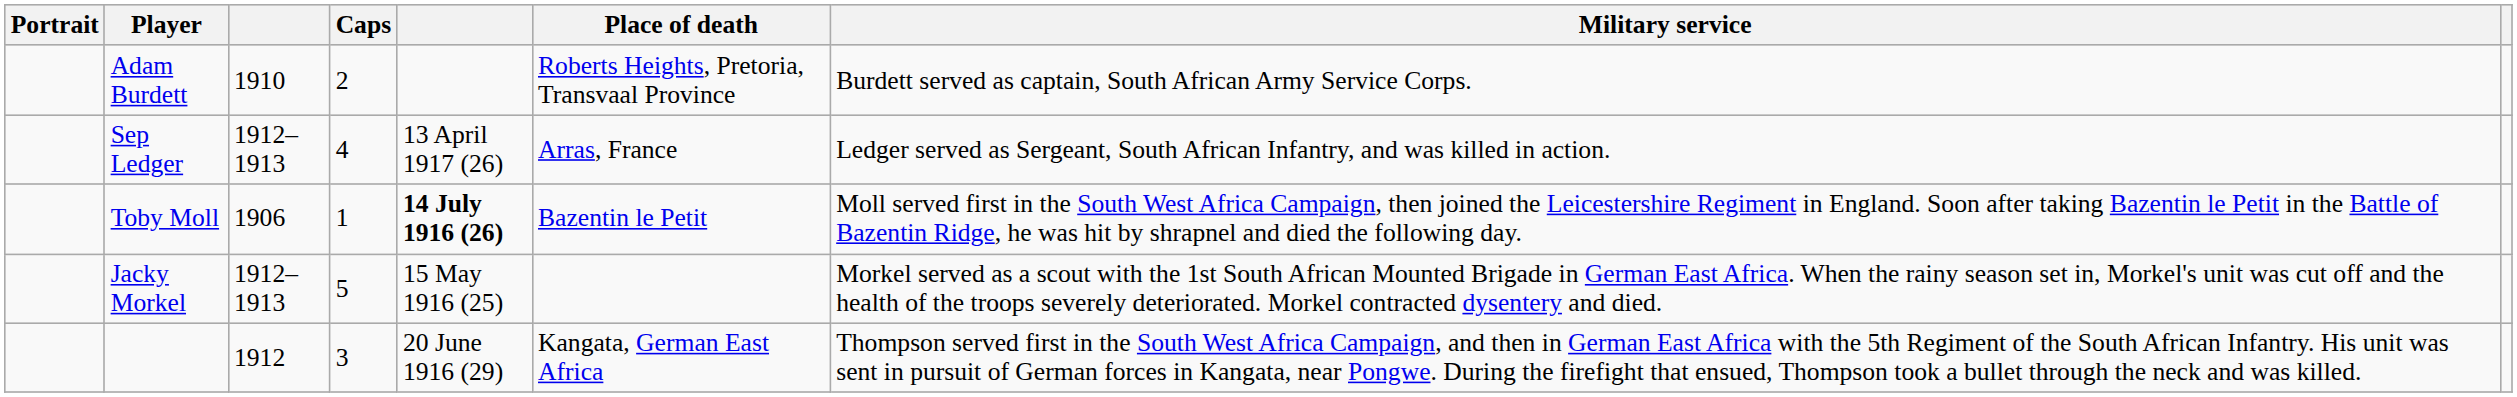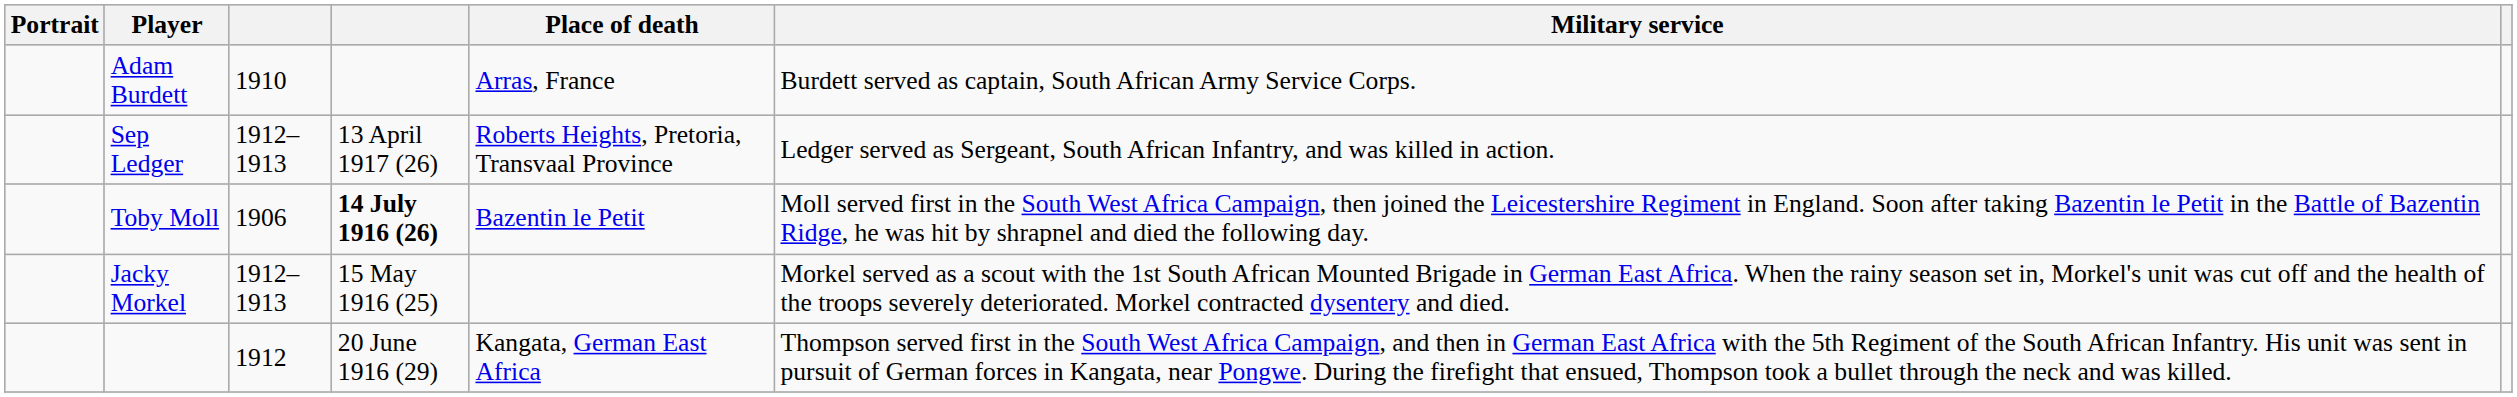- column: (363, 24)
(671, 79) Roberts Heights, Pretoria, Transvaal Province -> (545, 79) Arras, France
(608, 149) Arras, France -> (608, 149) Roberts Heights, Pretoria, Transvaal Province
